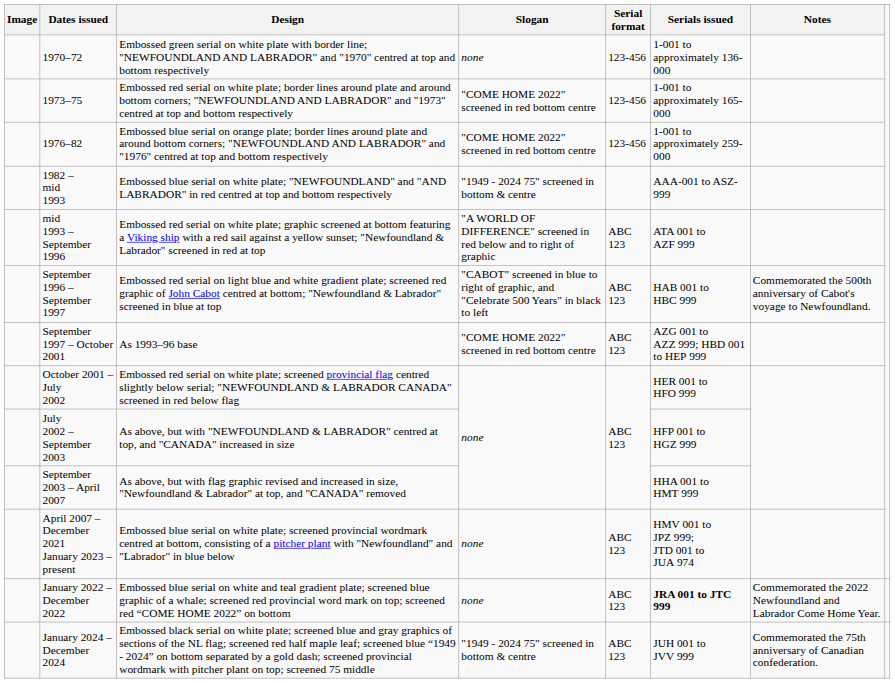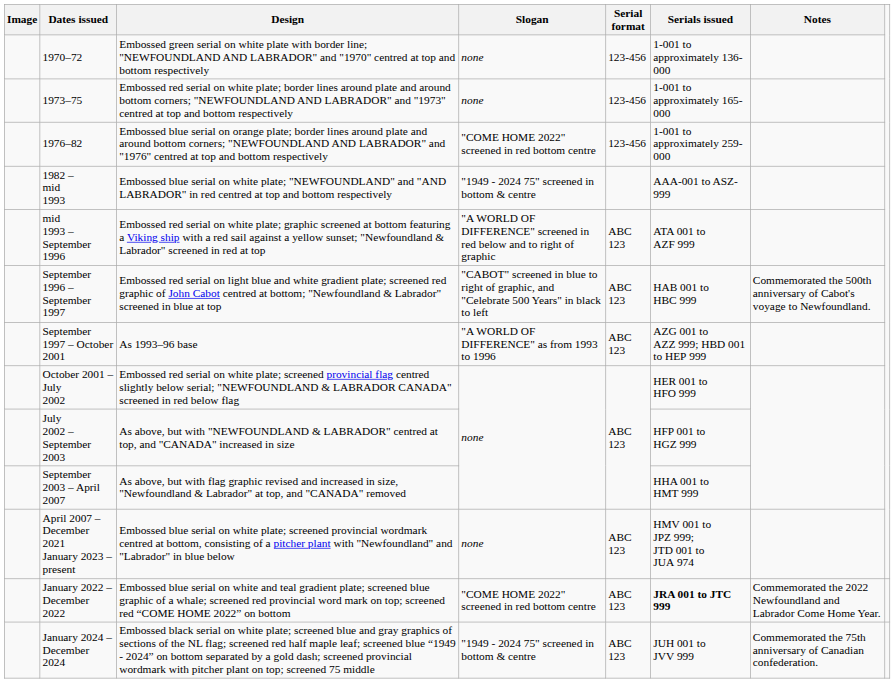(529, 100) "COME HOME 2022" screened in red bottom centre -> (472, 100) none
(529, 344) "COME HOME 2022" screened in red bottom centre -> (529, 344) "A WORLD OF DIFFERENCE" as from 1993 to 1996
(472, 600) none -> (529, 600) "COME HOME 2022" screened in red bottom centre
